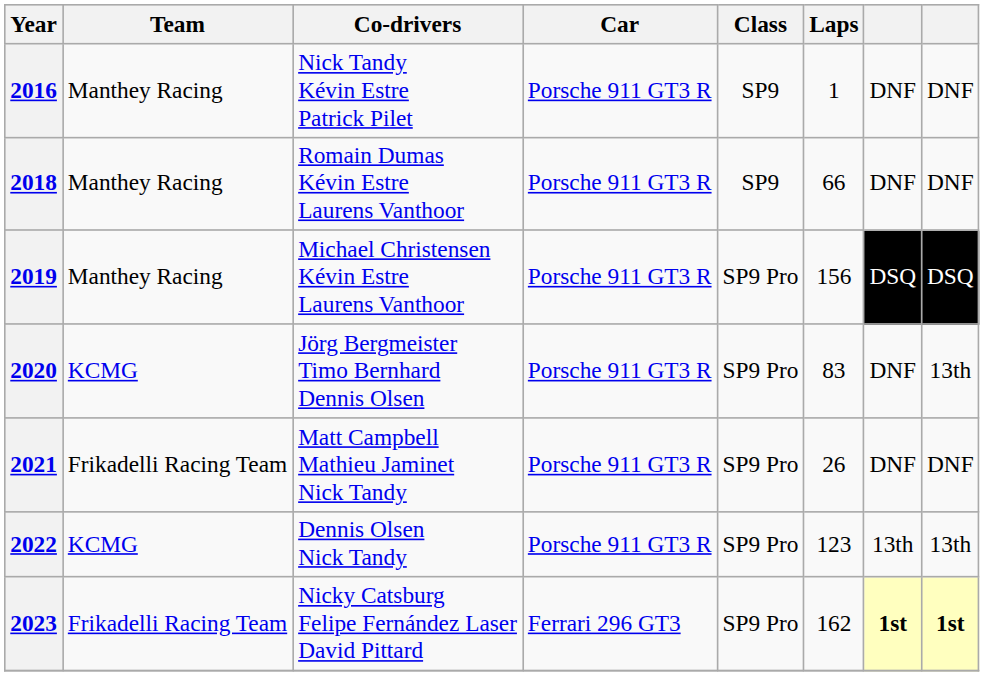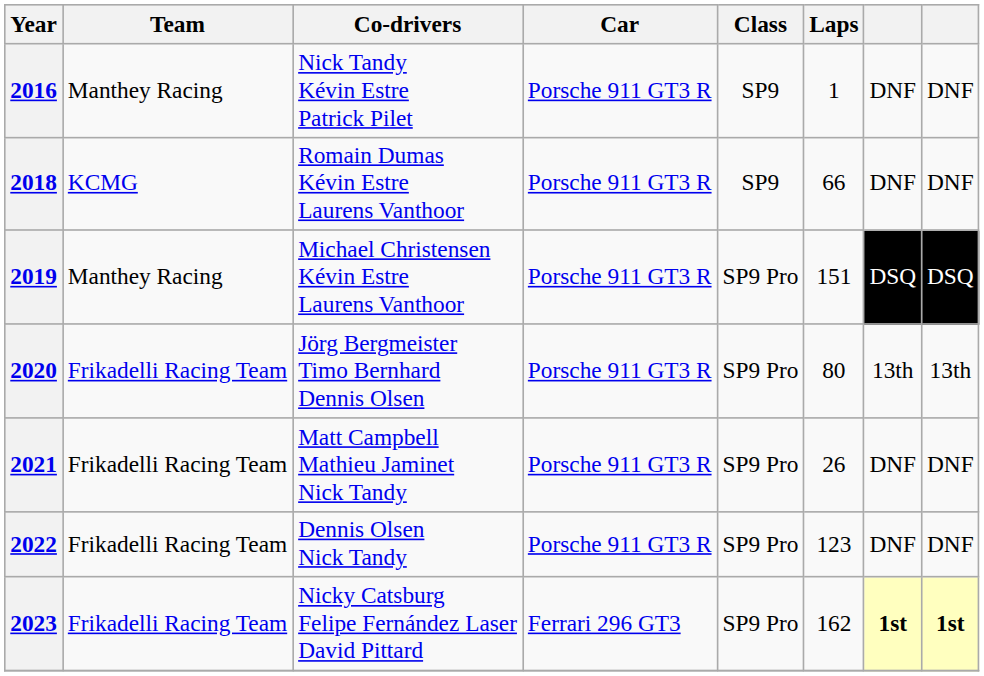(145, 183) Manthey Racing -> (103, 183) KCMG
(834, 277) 156 -> (834, 277) 151
(103, 370) KCMG -> (178, 370) Frikadelli Racing Team
(834, 370) 83 -> (834, 370) 80
(893, 370) DNF -> (893, 370) 13th
(103, 544) KCMG -> (178, 544) Frikadelli Racing Team
(893, 544) 13th -> (893, 544) DNF
(950, 544) 13th -> (950, 544) DNF
